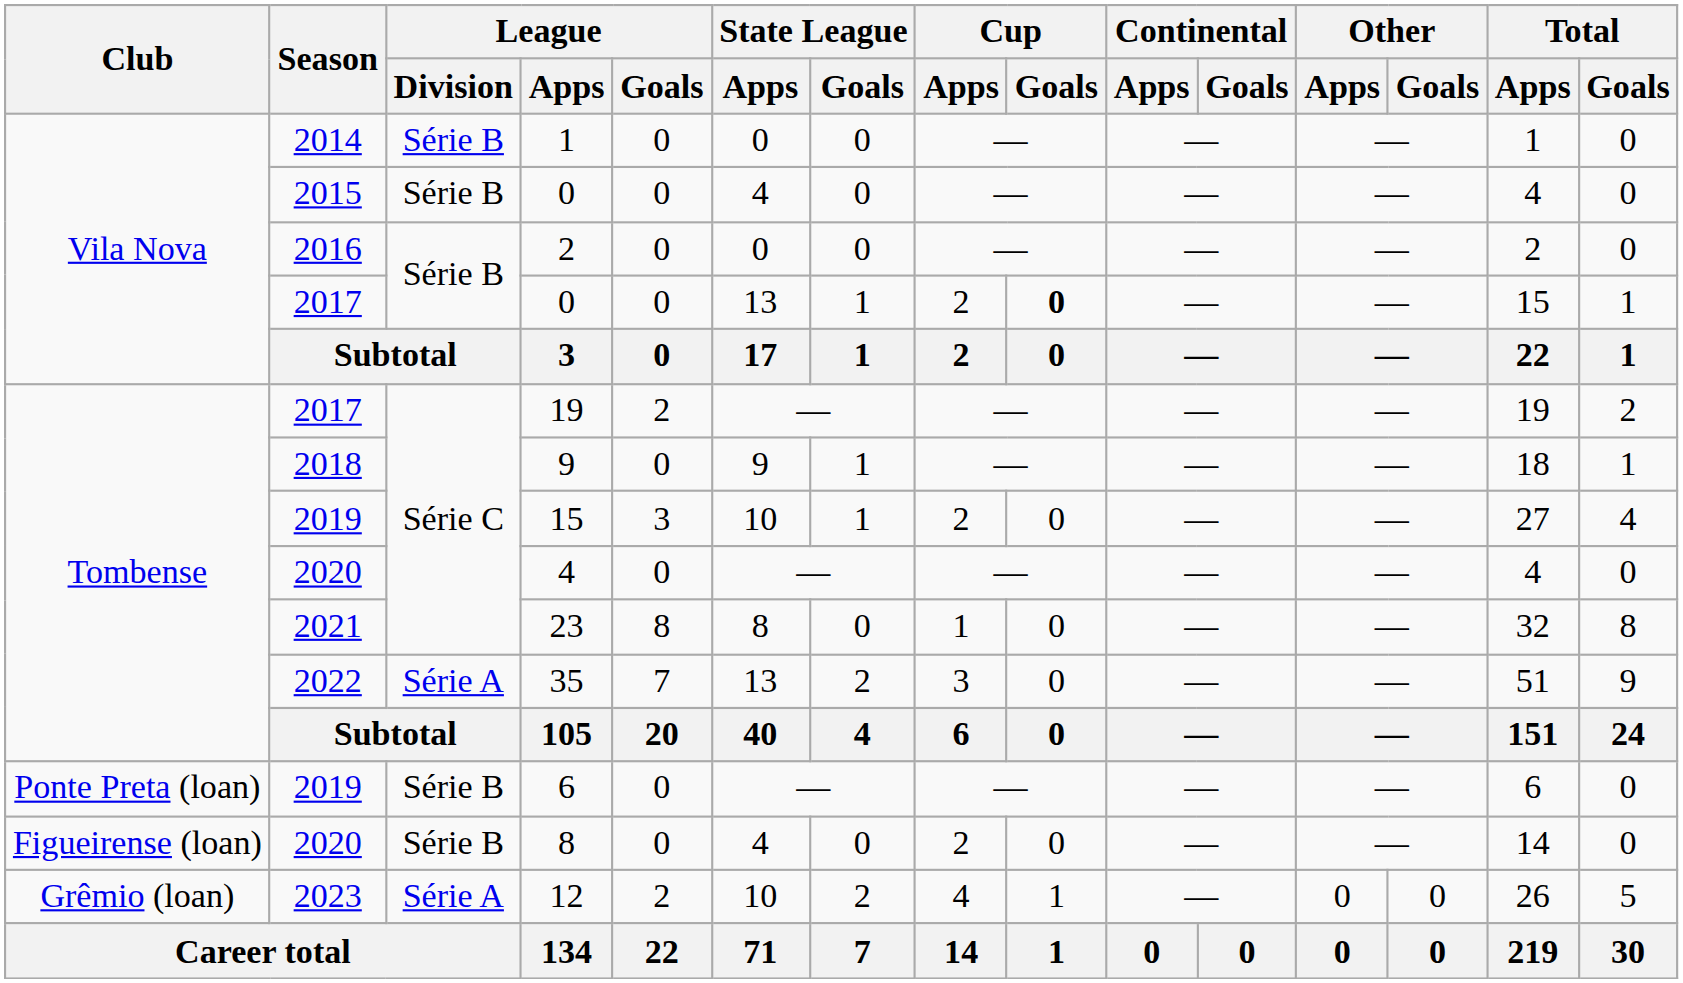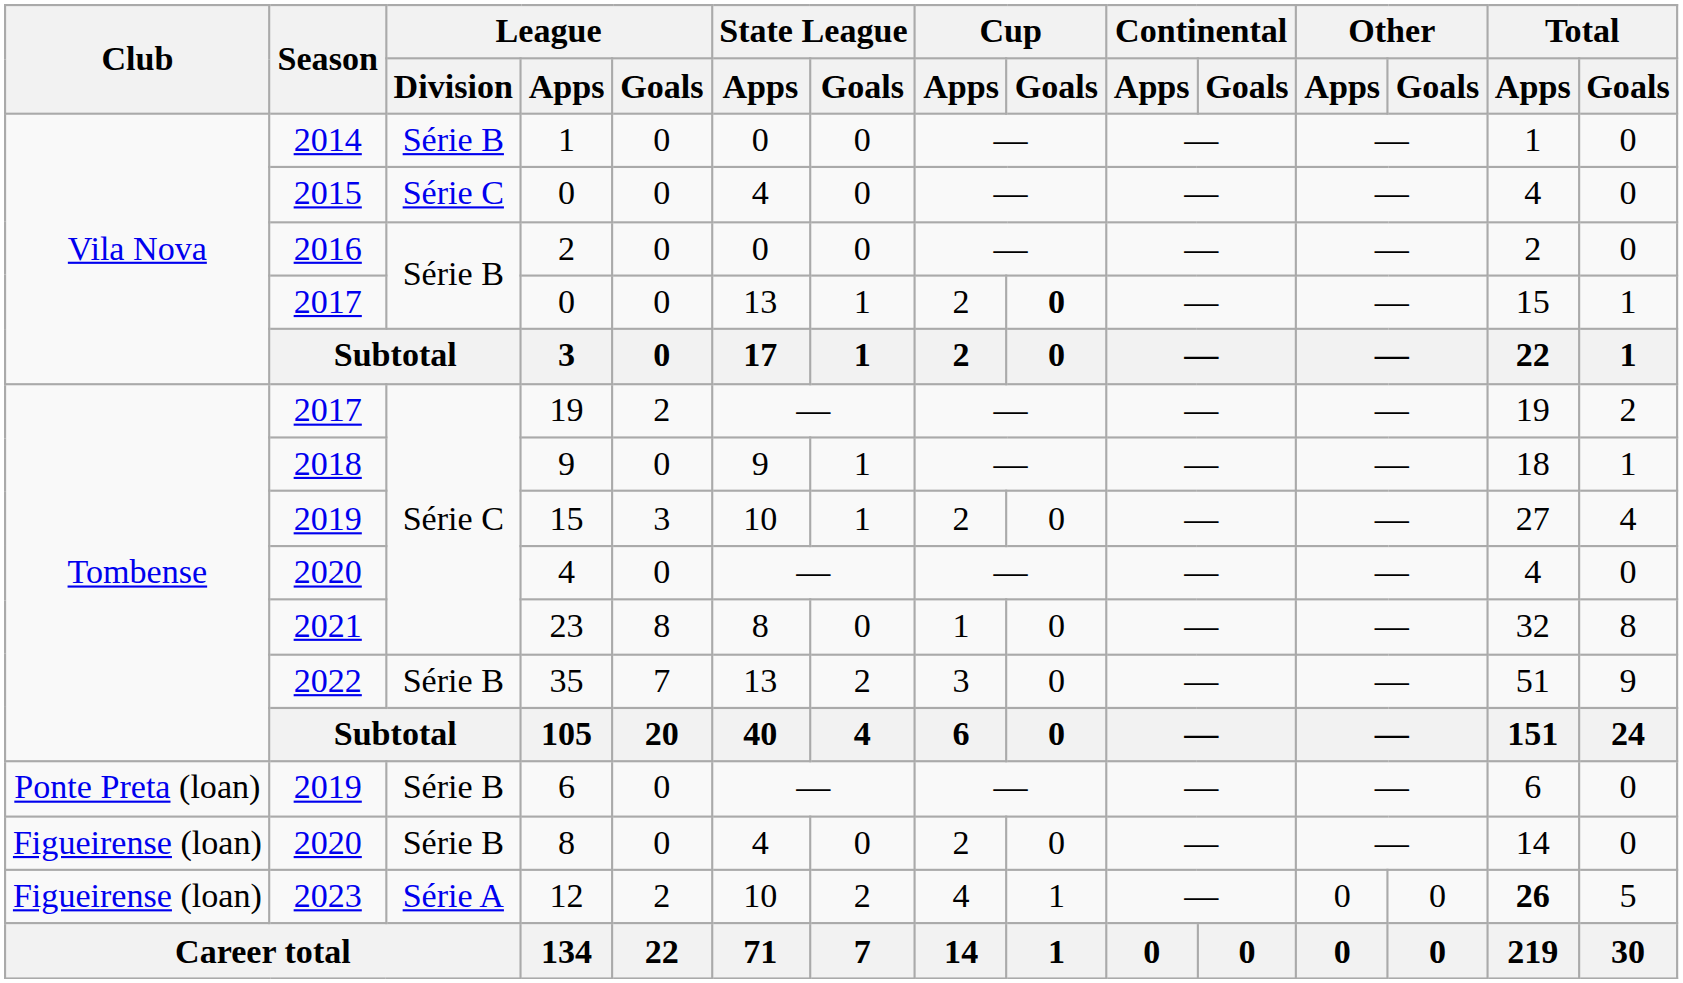(453, 193) Série B -> (453, 193) Série C
(453, 680) Série A -> (453, 680) Série B
(137, 896) Grêmio (loan) -> (137, 896) Figueirense (loan)
(1533, 896) normal -> (1533, 896) bold
